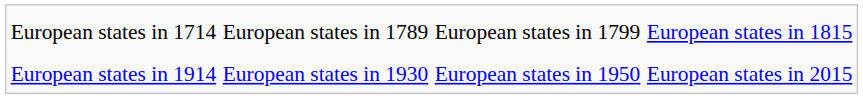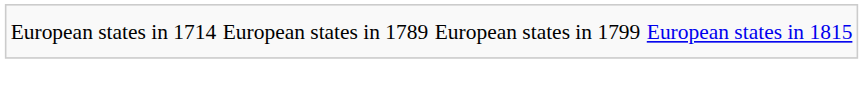- row: (113, 74)
